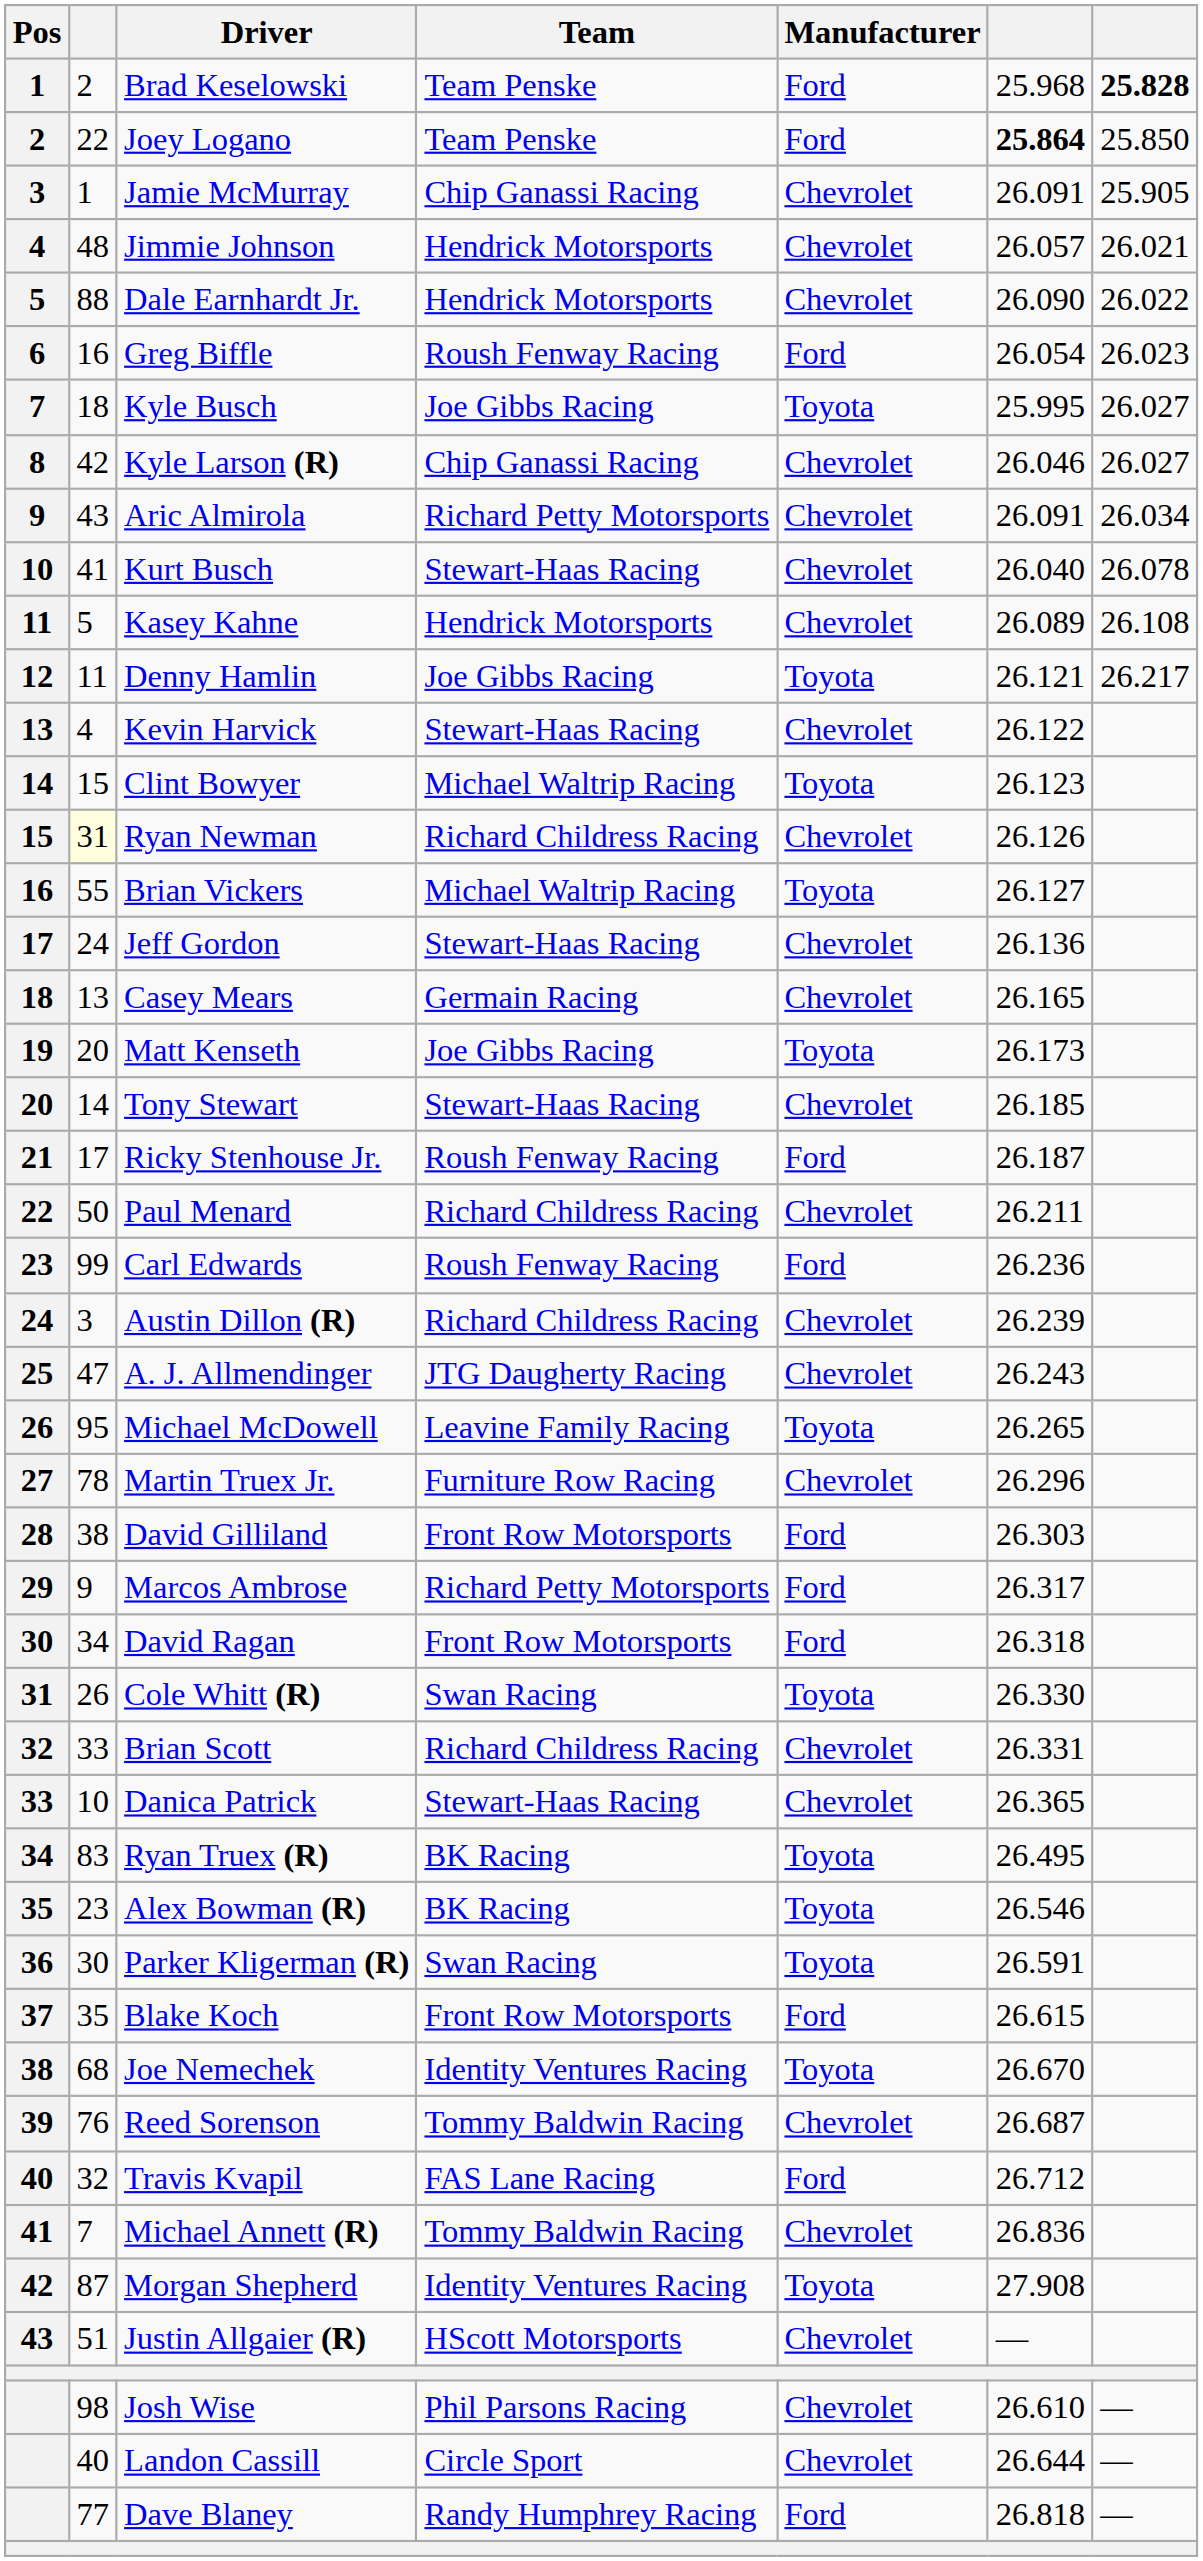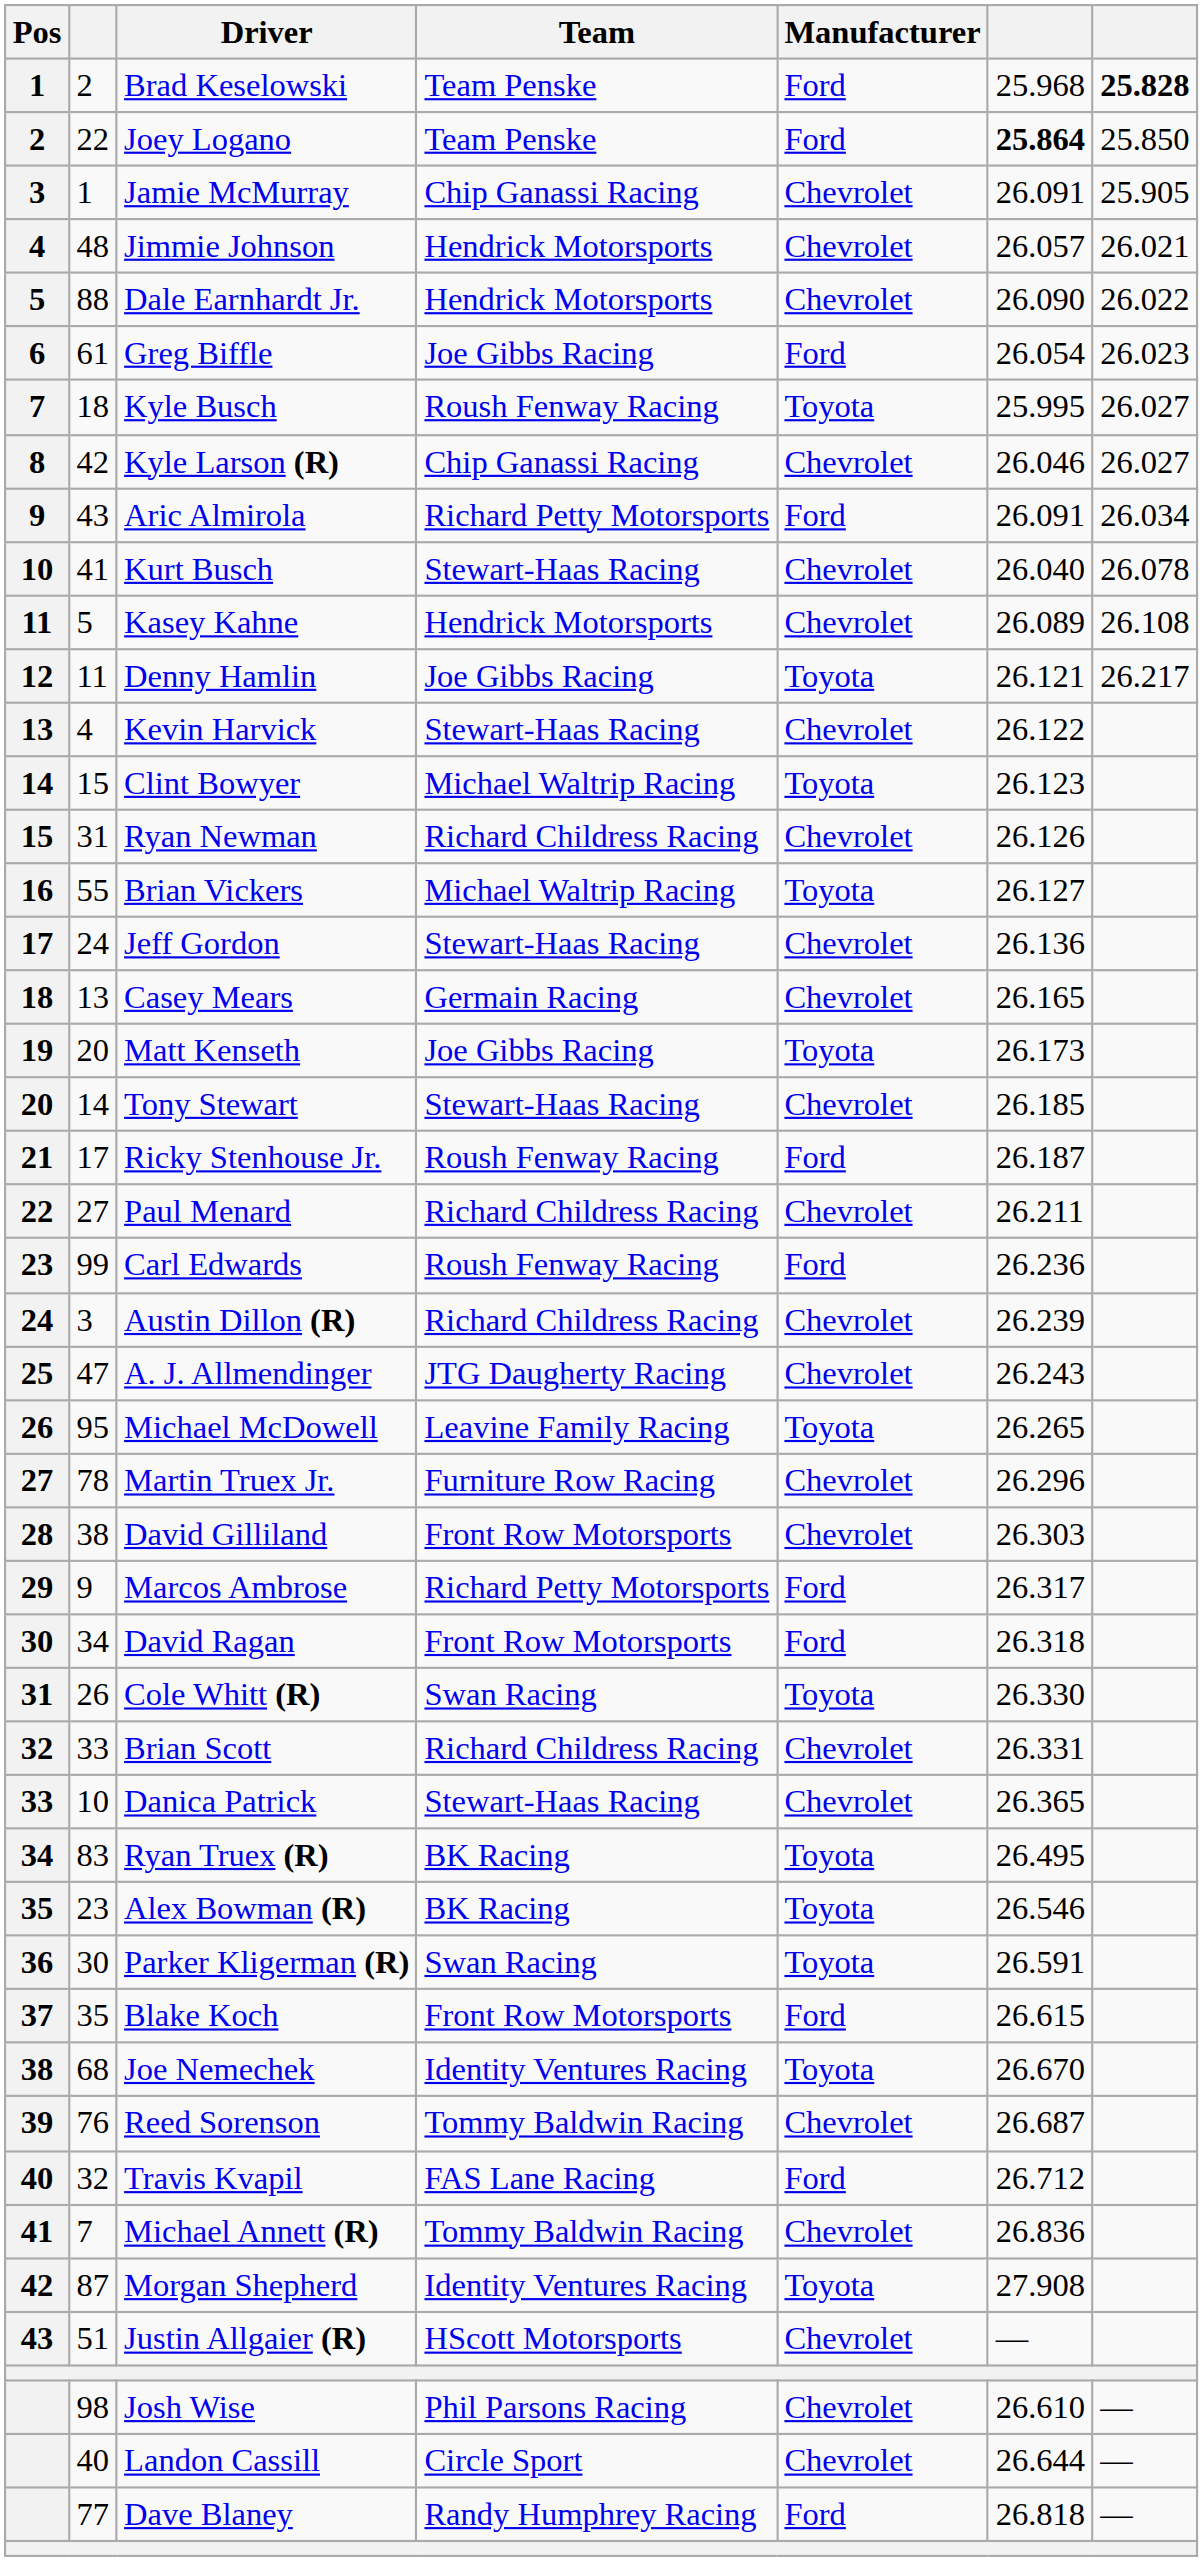(93, 353) 16 -> (93, 353) 61
(572, 353) Roush Fenway Racing -> (539, 353) Joe Gibbs Racing
(539, 406) Joe Gibbs Racing -> (572, 406) Roush Fenway Racing
(849, 514) Chevrolet -> (815, 514) Ford
(93, 836) lightyellow background -> (93, 836) no background
(93, 1211) 50 -> (93, 1211) 27
(815, 1533) Ford -> (849, 1533) Chevrolet
